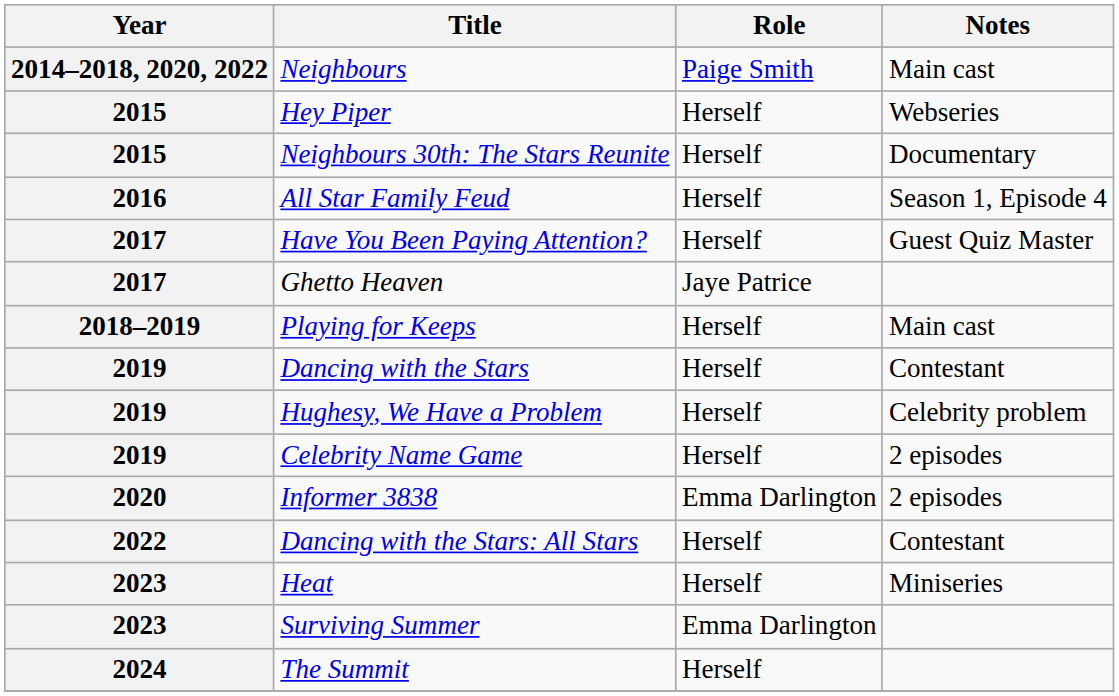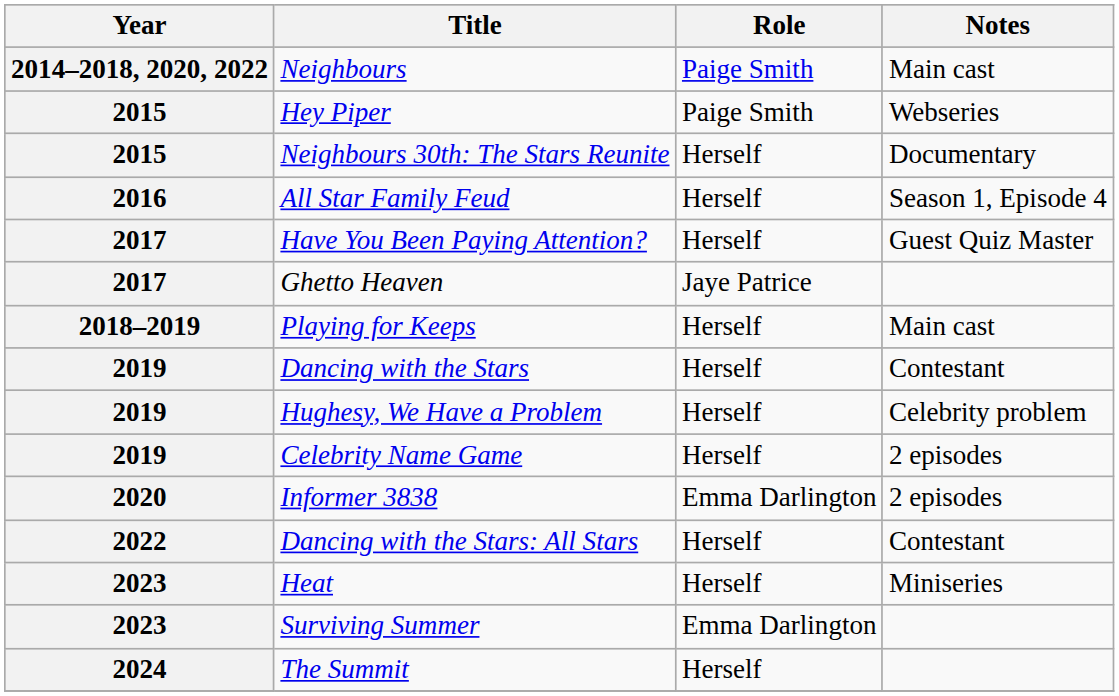(722, 111) Herself -> (748, 111) Paige Smith
